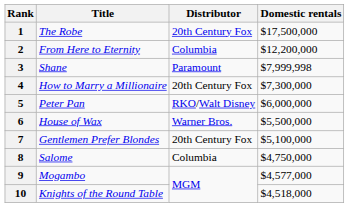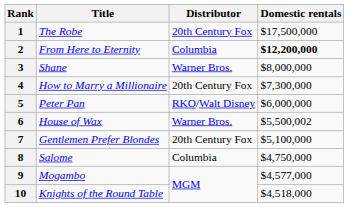(289, 49) normal -> (289, 49) bold
(197, 67) Paramount -> (202, 67) Warner Bros.
(286, 67) $7,999,998 -> (286, 67) $8,000,000
(286, 121) $5,500,000 -> (286, 121) $5,500,002
